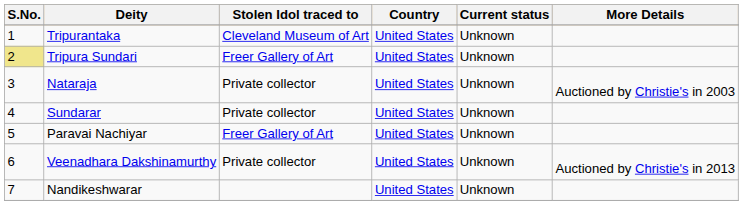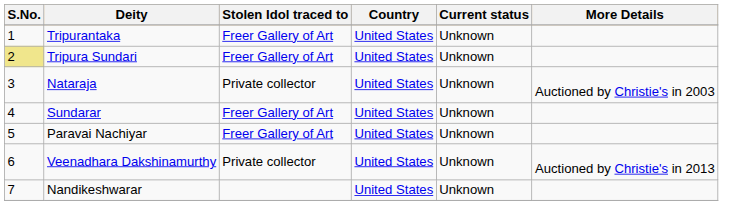(296, 35) Cleveland Museum of Art -> (278, 35) Freer Gallery of Art
(269, 112) Private collector -> (278, 112) Freer Gallery of Art
